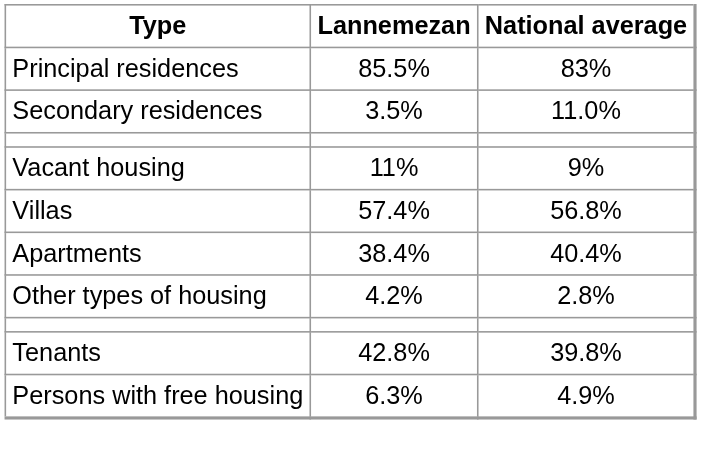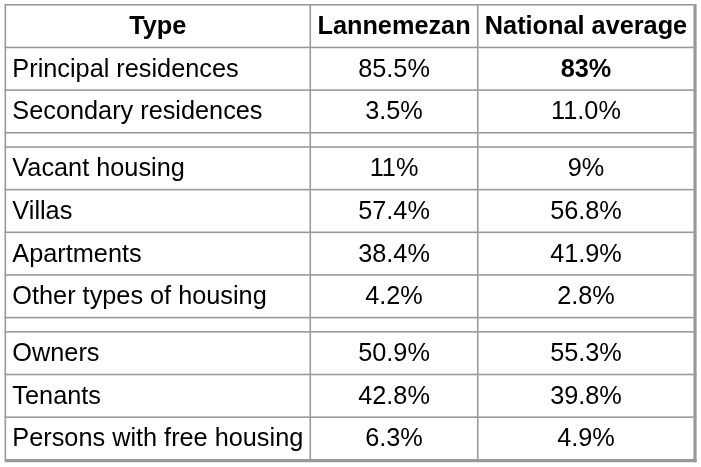(586, 68) normal -> (586, 68) bold
(586, 253) 40.4% -> (586, 253) 41.9%
+ row: (56, 352)
